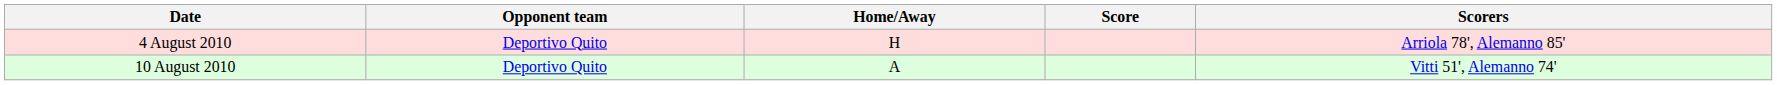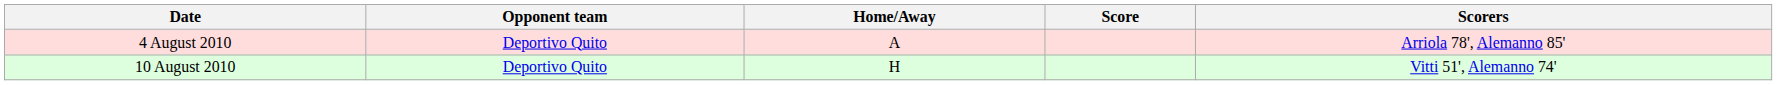(894, 42) H -> (894, 42) A
(894, 67) A -> (894, 67) H
